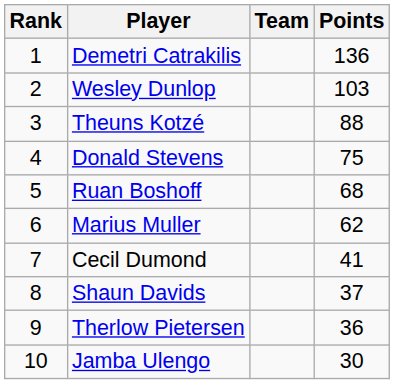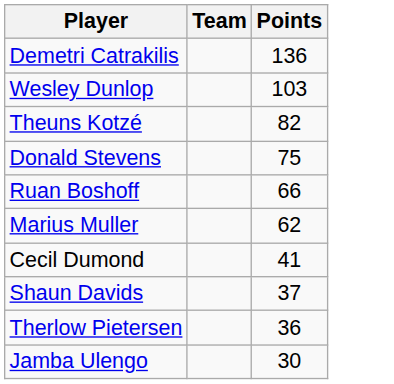- column: (36, 21)
(352, 123) 88 -> (289, 123) 82
(352, 191) 68 -> (289, 191) 66
